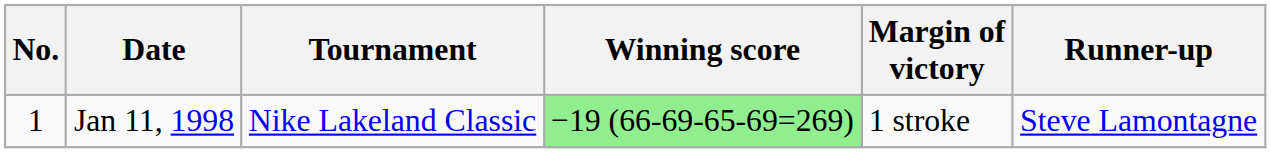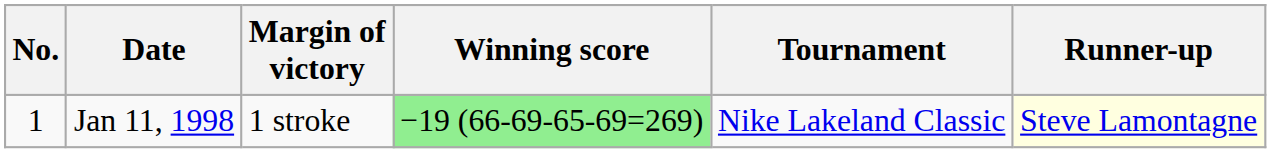columns swapped: (393, 49) <-> (937, 49)
(1139, 120) no background -> (1139, 120) lightyellow background
